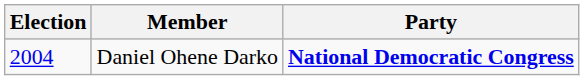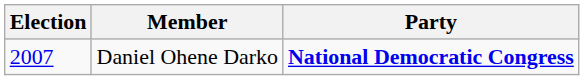(32, 56) 2004 -> (32, 56) 2007
